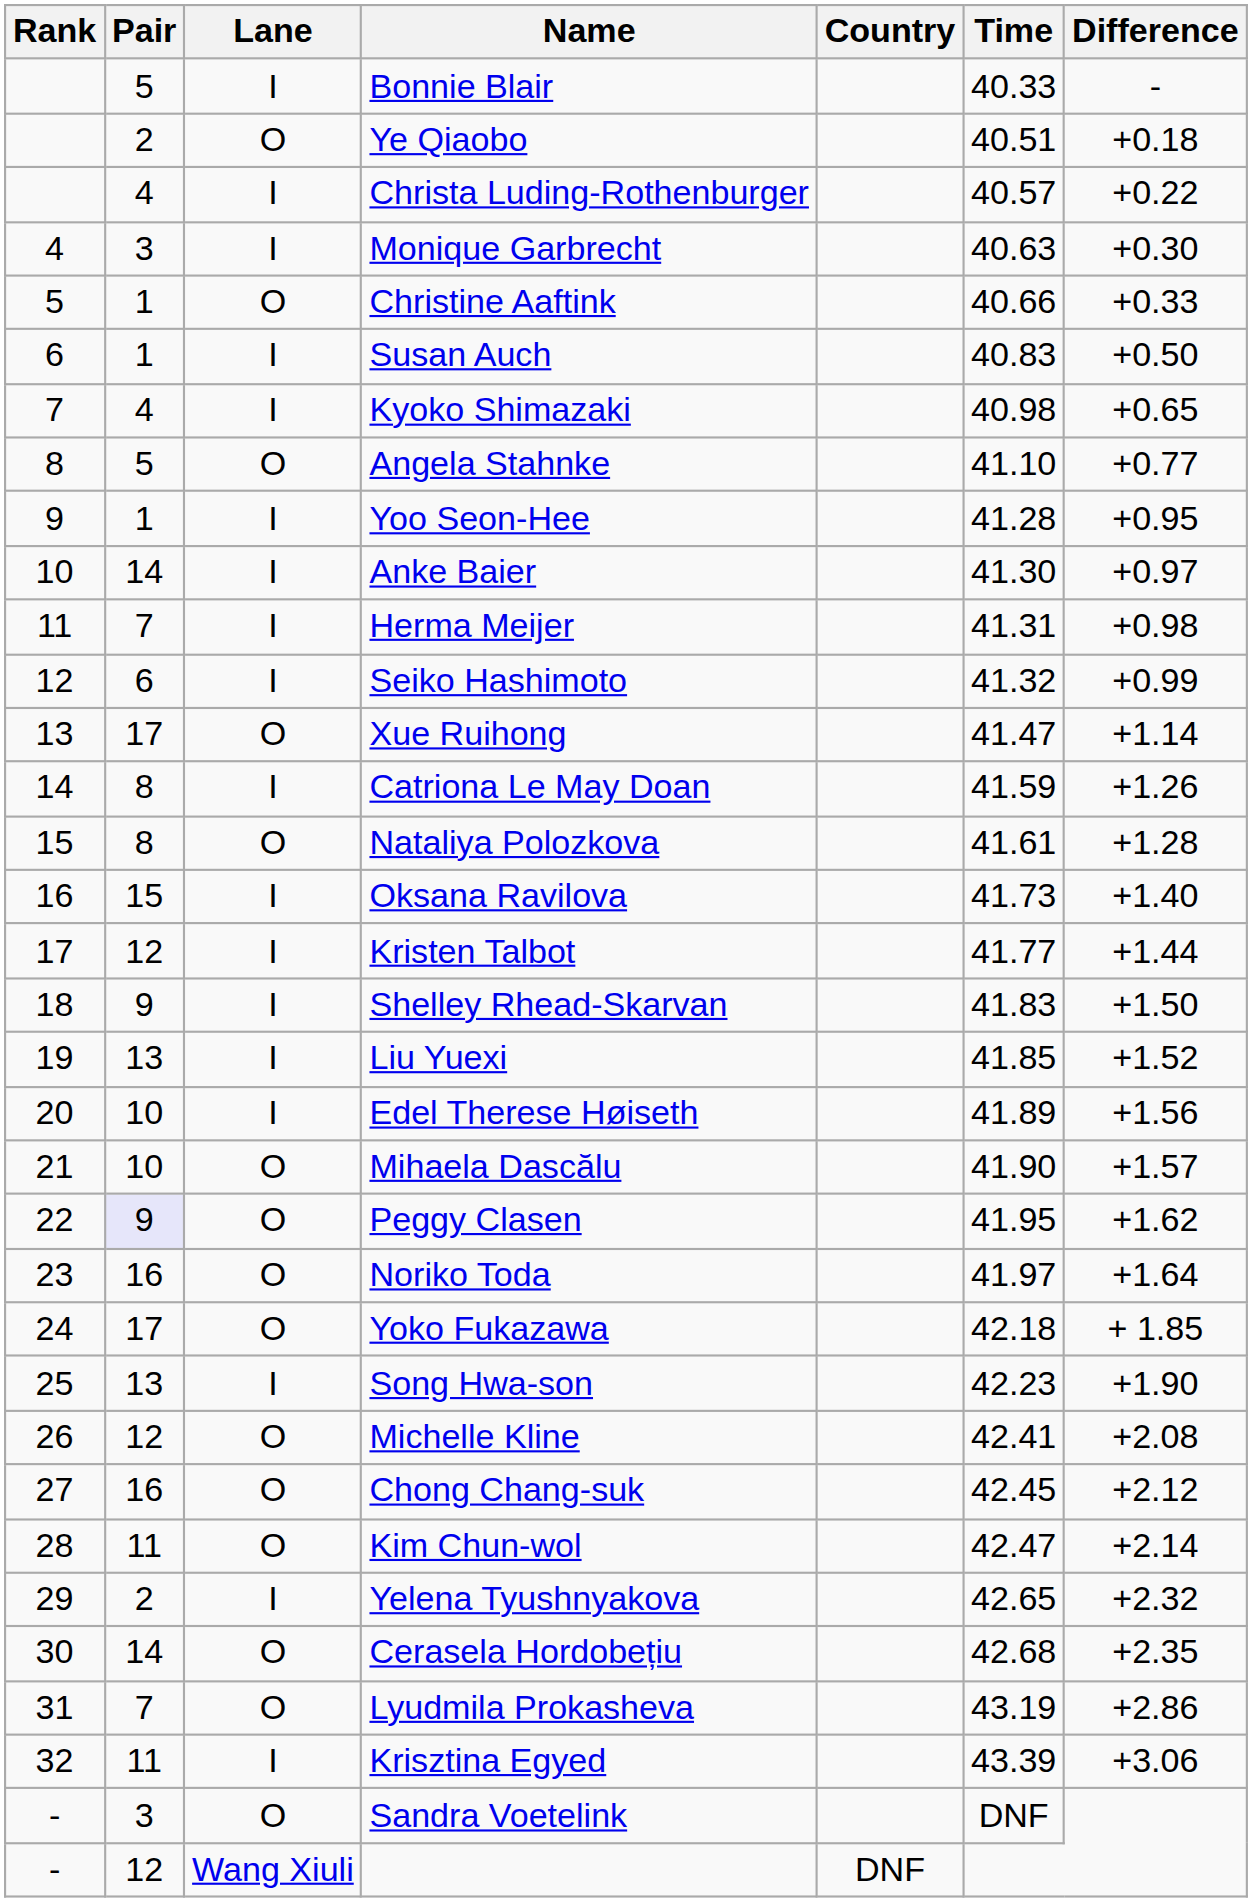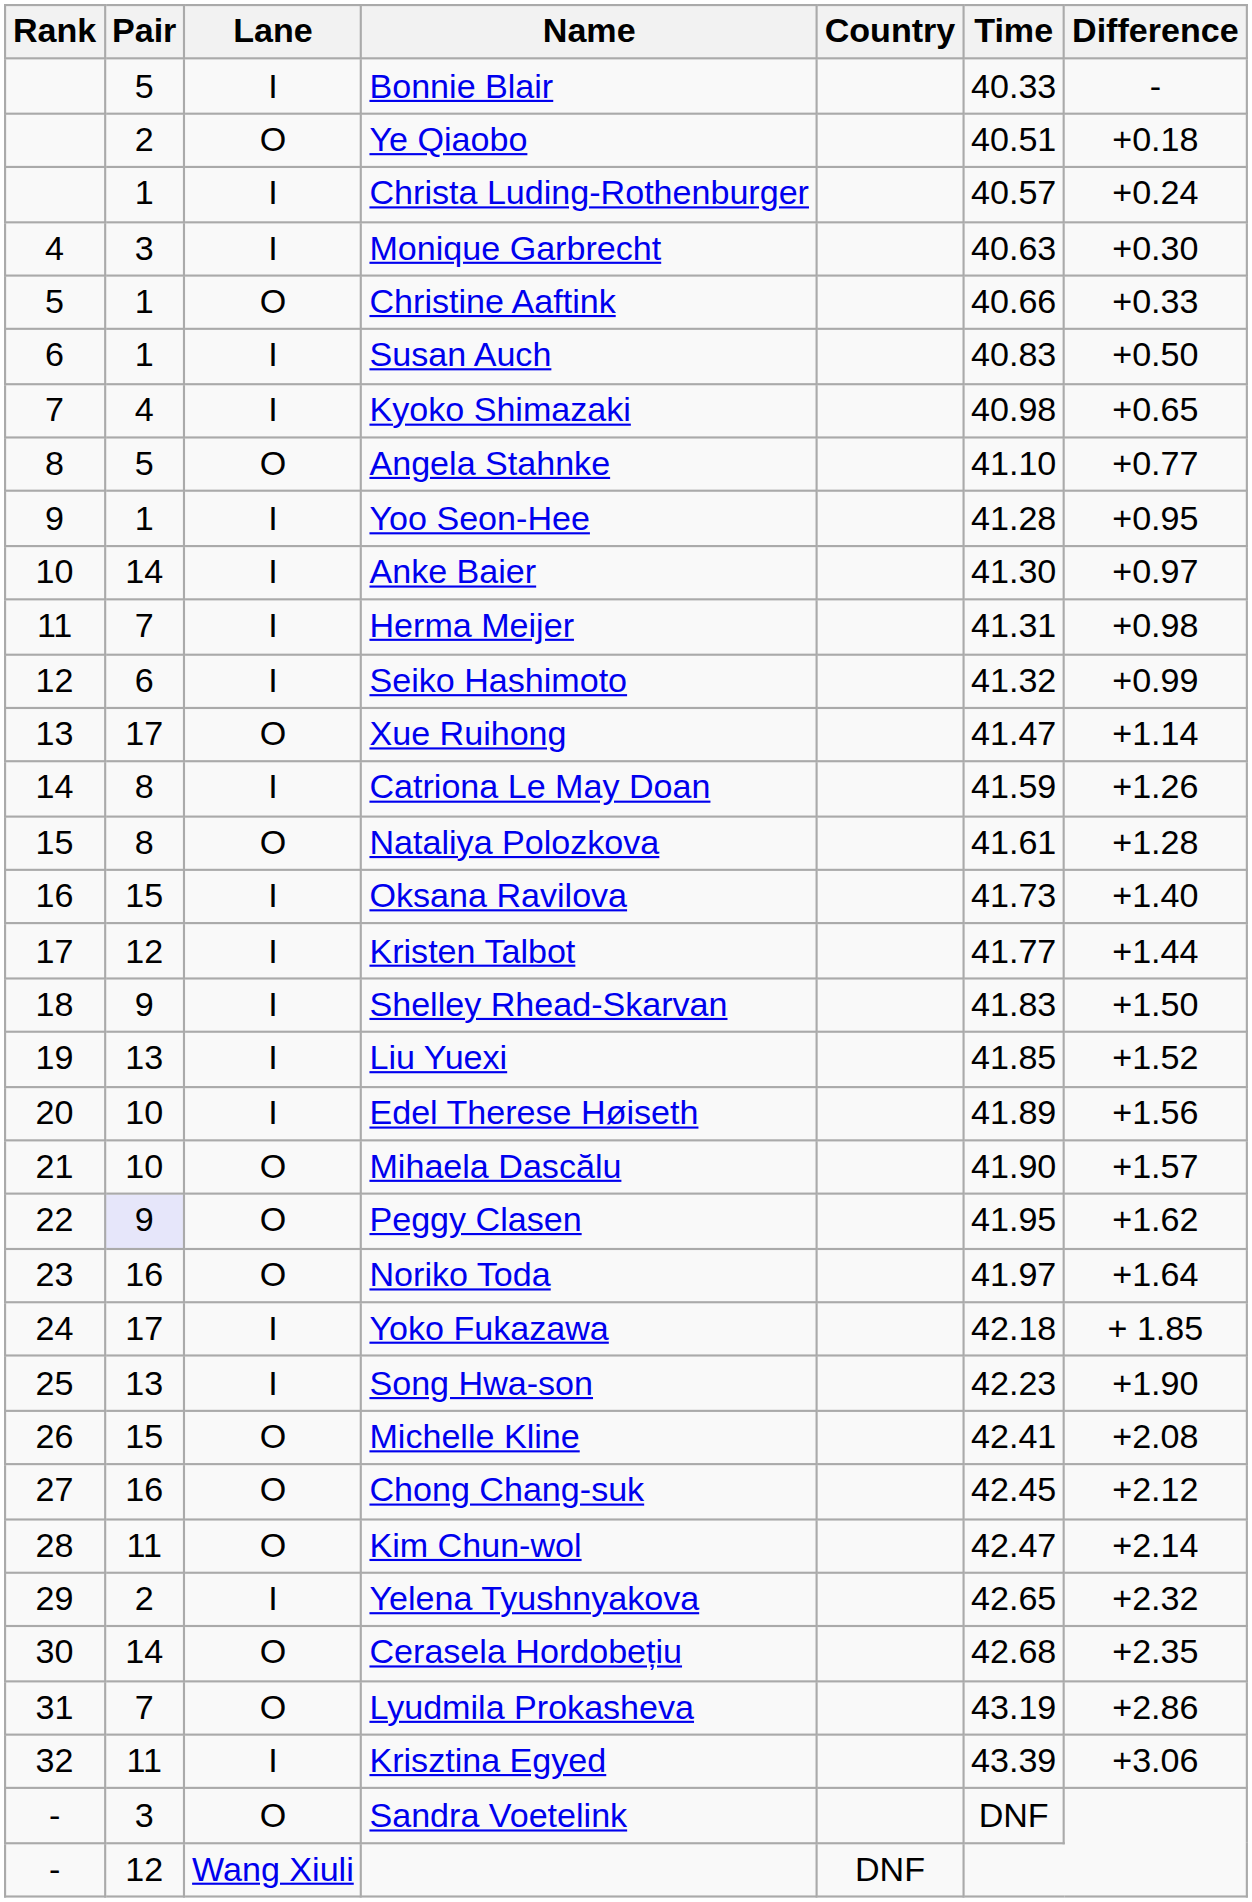(144, 193) 4 -> (144, 193) 1
(1155, 193) +0.22 -> (1155, 193) +0.24
(273, 1328) O -> (273, 1328) I
(144, 1436) 12 -> (144, 1436) 15
